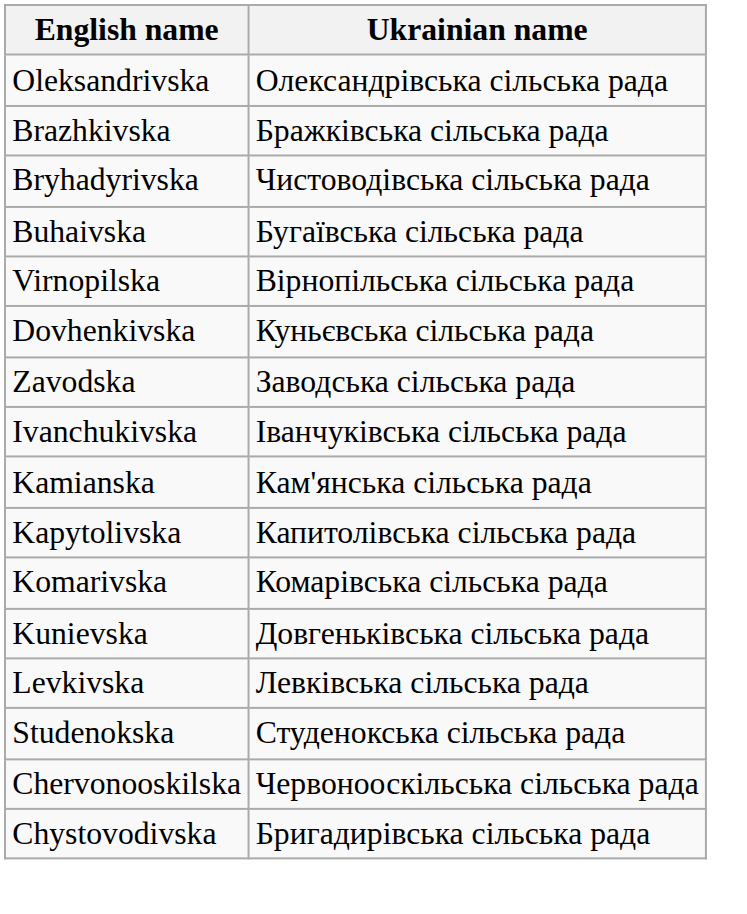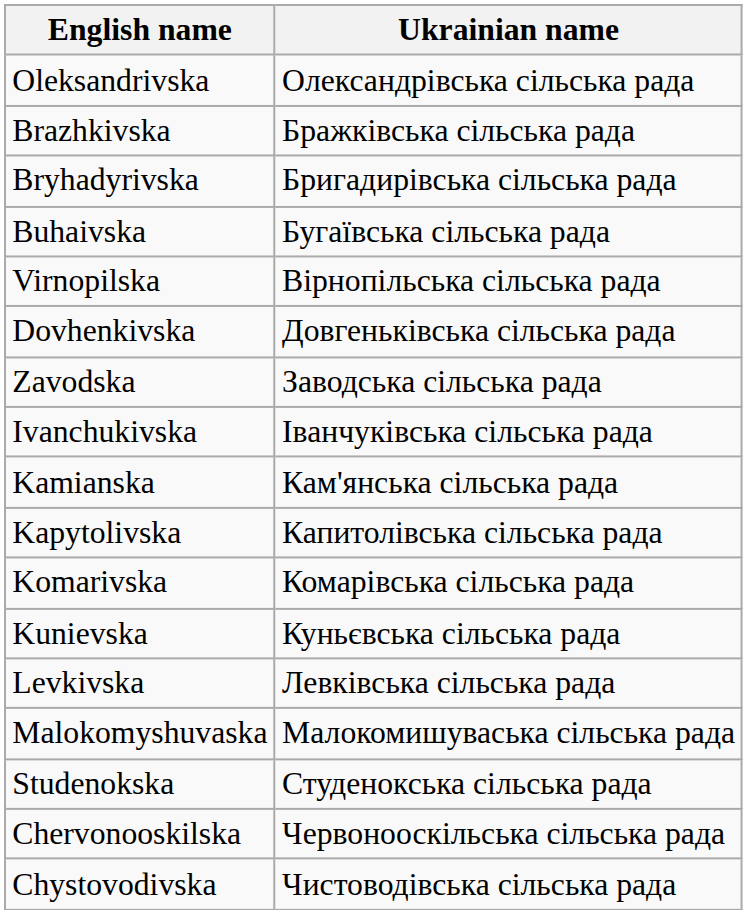(453, 180) Чистоводівська сільська рада -> (479, 180) Бригадирівська сільська рада
(425, 331) Куньєвська сільська рада -> (479, 331) Довгеньківська сільська рада
(452, 632) Довгеньківська сільська рада -> (451, 632) Куньєвська сільська рада
+ row: (140, 733)
(453, 833) Бригадирівська сільська рада -> (479, 883) Чистоводівська сільська рада
